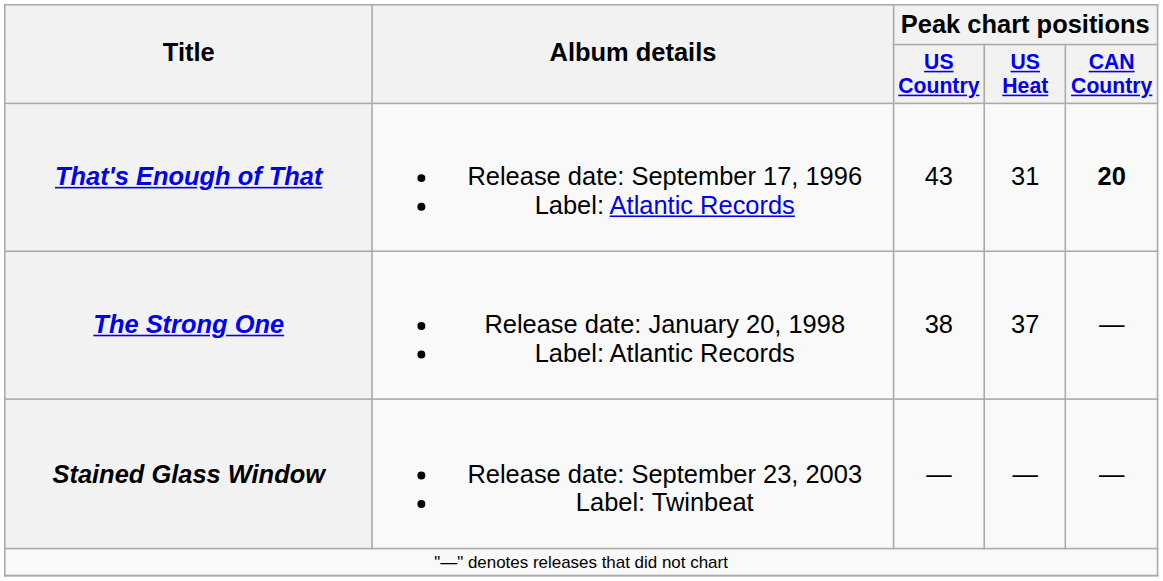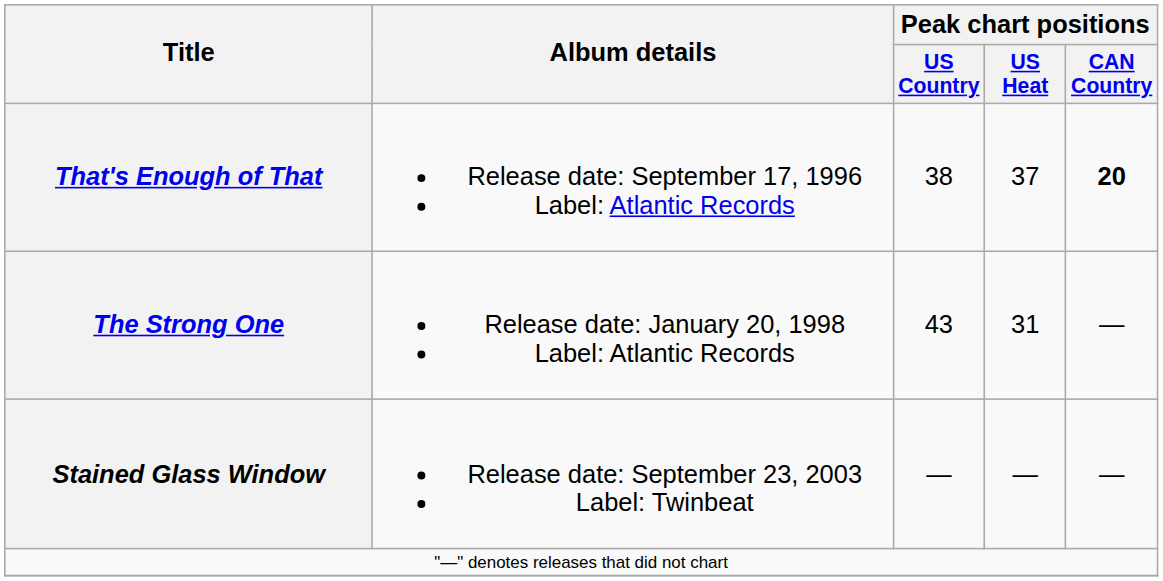(939, 176) 43 -> (939, 176) 38
(1025, 176) 31 -> (1025, 176) 37
(939, 325) 38 -> (939, 325) 43
(1025, 325) 37 -> (1025, 325) 31
